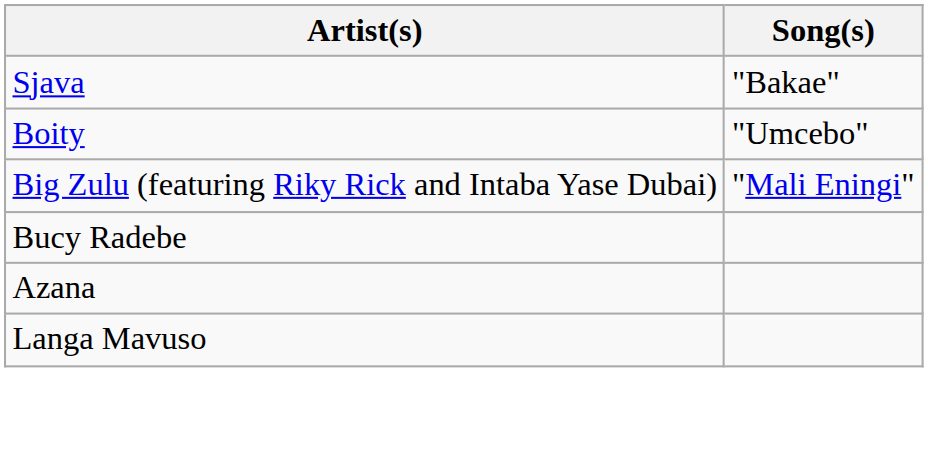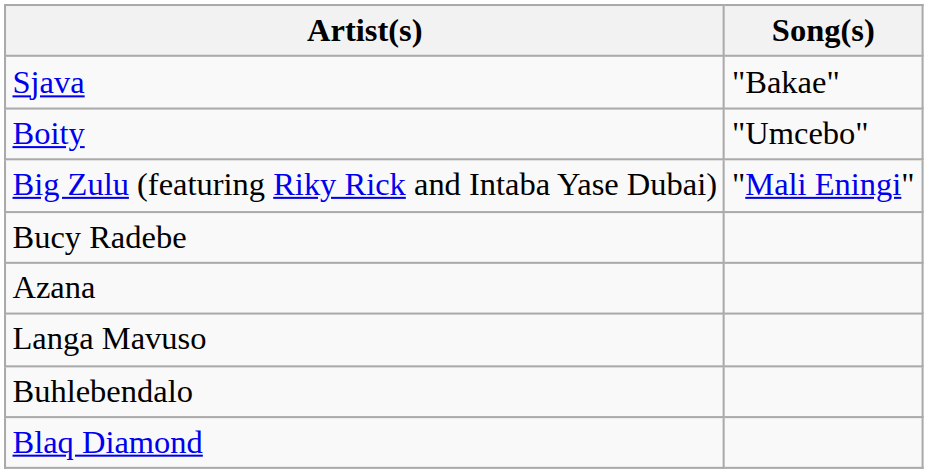+ row: (103, 390)
+ row: (108, 442)
